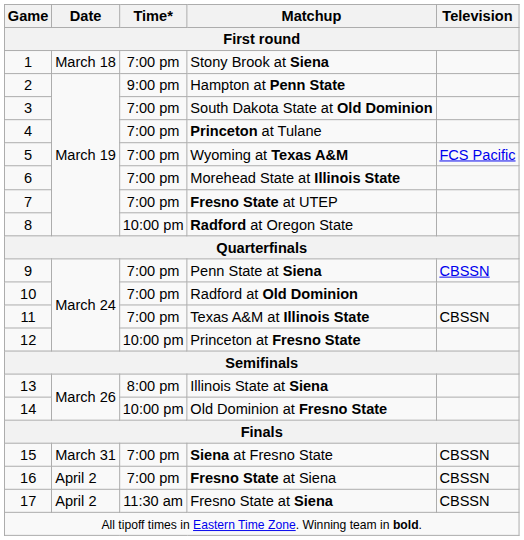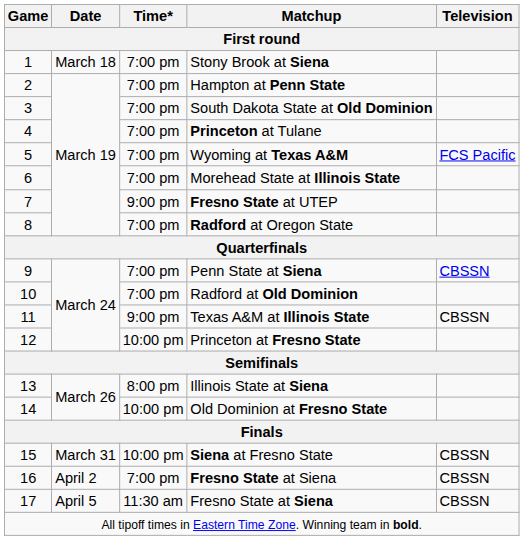(153, 86) 9:00 pm -> (153, 86) 7:00 pm
(153, 201) 7:00 pm -> (153, 201) 9:00 pm
(153, 224) 10:00 pm -> (153, 224) 7:00 pm
(153, 317) 7:00 pm -> (153, 317) 9:00 pm
(153, 455) 7:00 pm -> (153, 455) 10:00 pm
(76, 501) April 2 -> (76, 501) April 5
